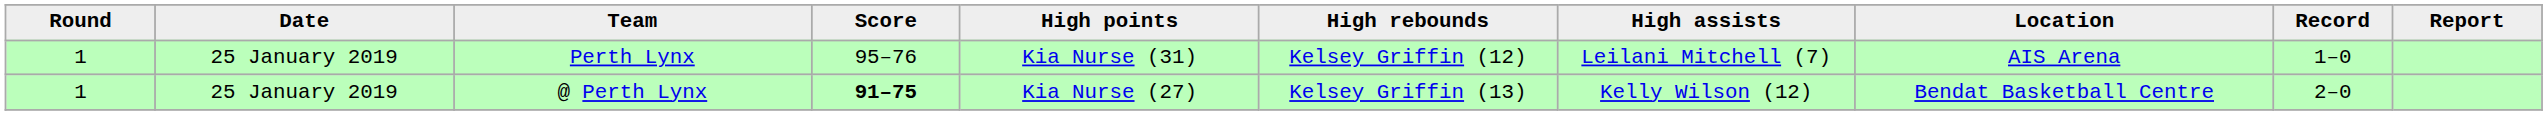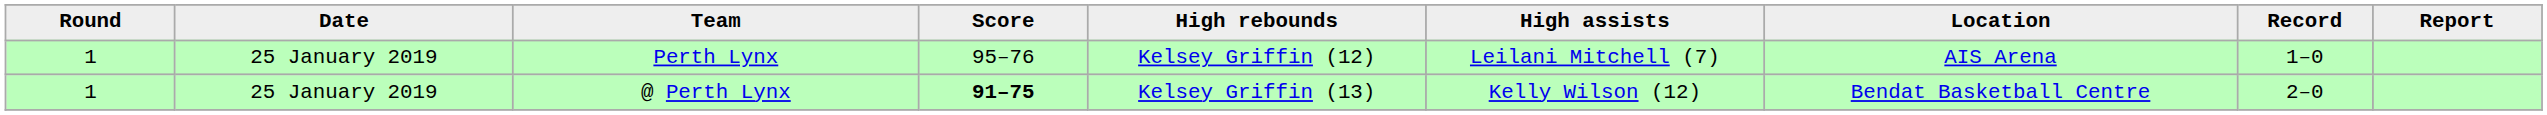- column: (1110, 22)
